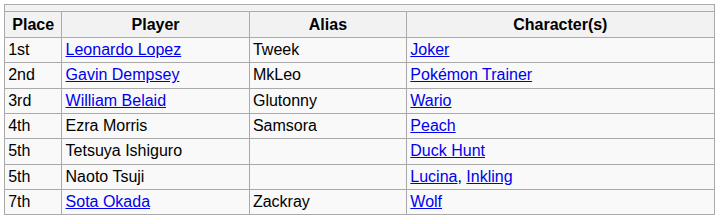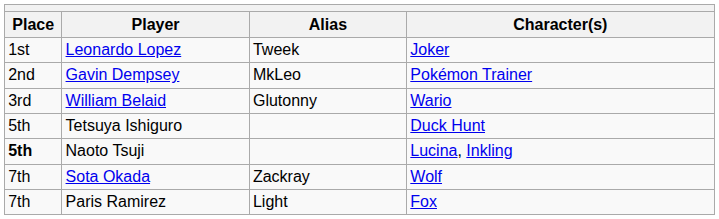- row: (106, 126)
(19, 176) normal -> (20, 151) bold
+ row: (116, 202)
